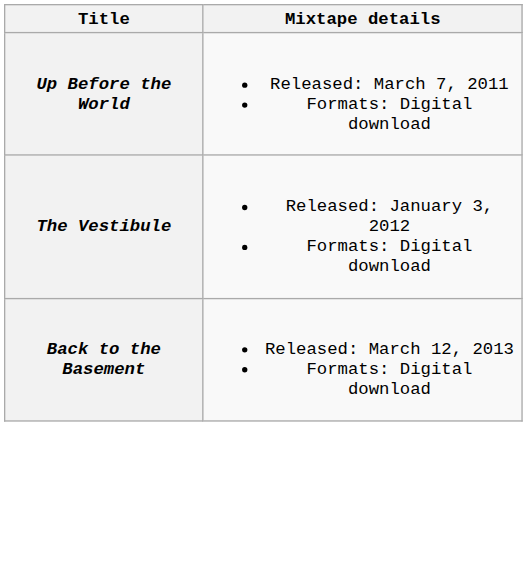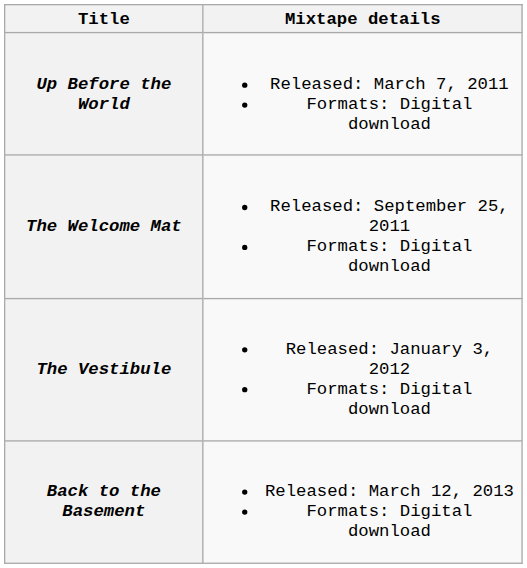+ row: (104, 227)
